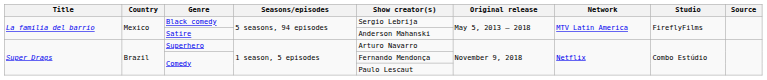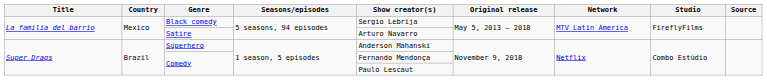(394, 33) Anderson Mahanski -> (388, 33) Arturo Navarro
(388, 45) Arturo Navarro -> (394, 45) Anderson Mahanski
